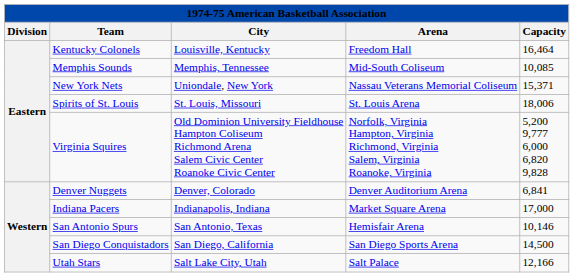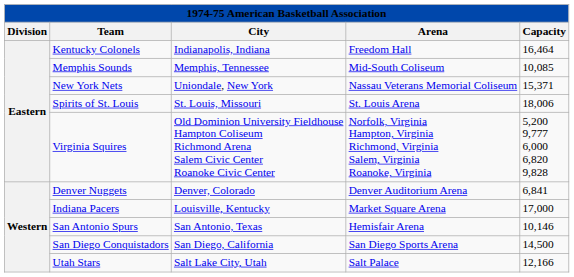(222, 49) Louisville, Kentucky -> (222, 49) Indianapolis, Indiana
(222, 208) Indianapolis, Indiana -> (222, 208) Louisville, Kentucky
